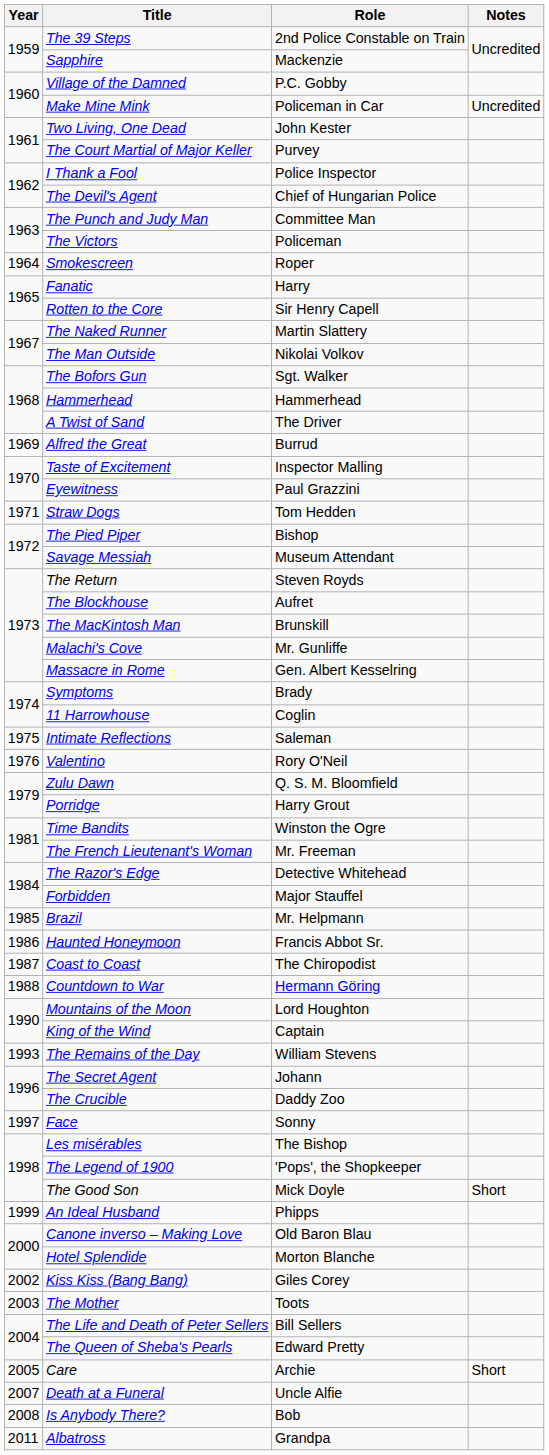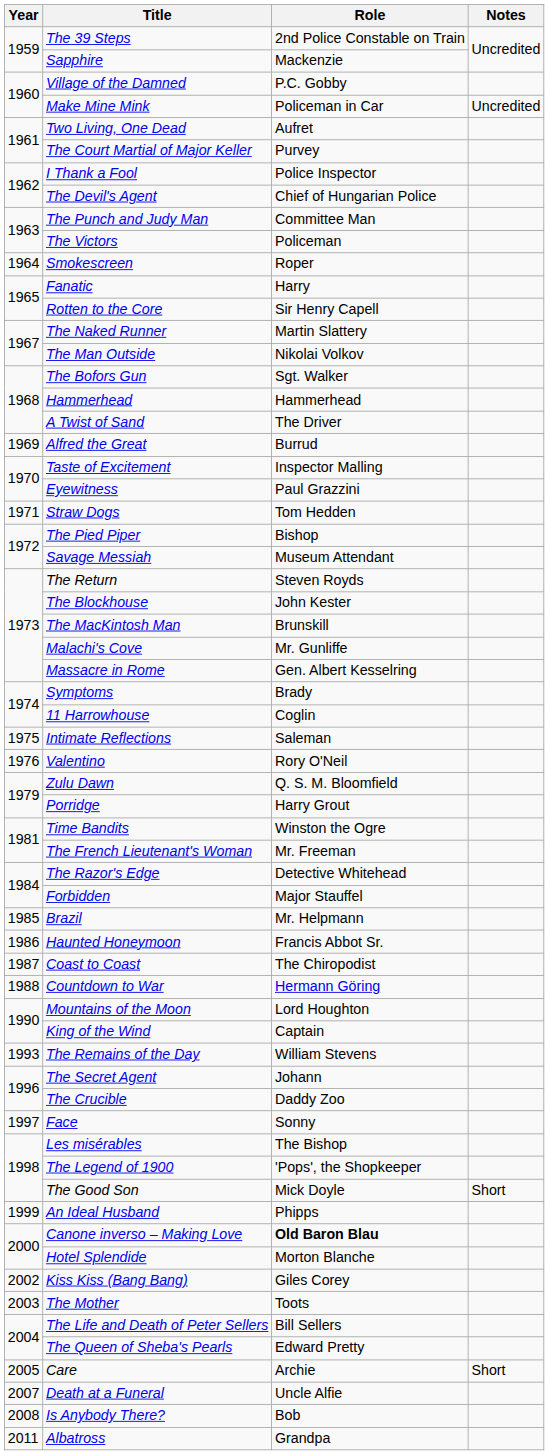(313, 128) John Kester -> (294, 128) Aufret
(294, 602) Aufret -> (313, 602) John Kester
(323, 1235) normal -> (327, 1235) bold
